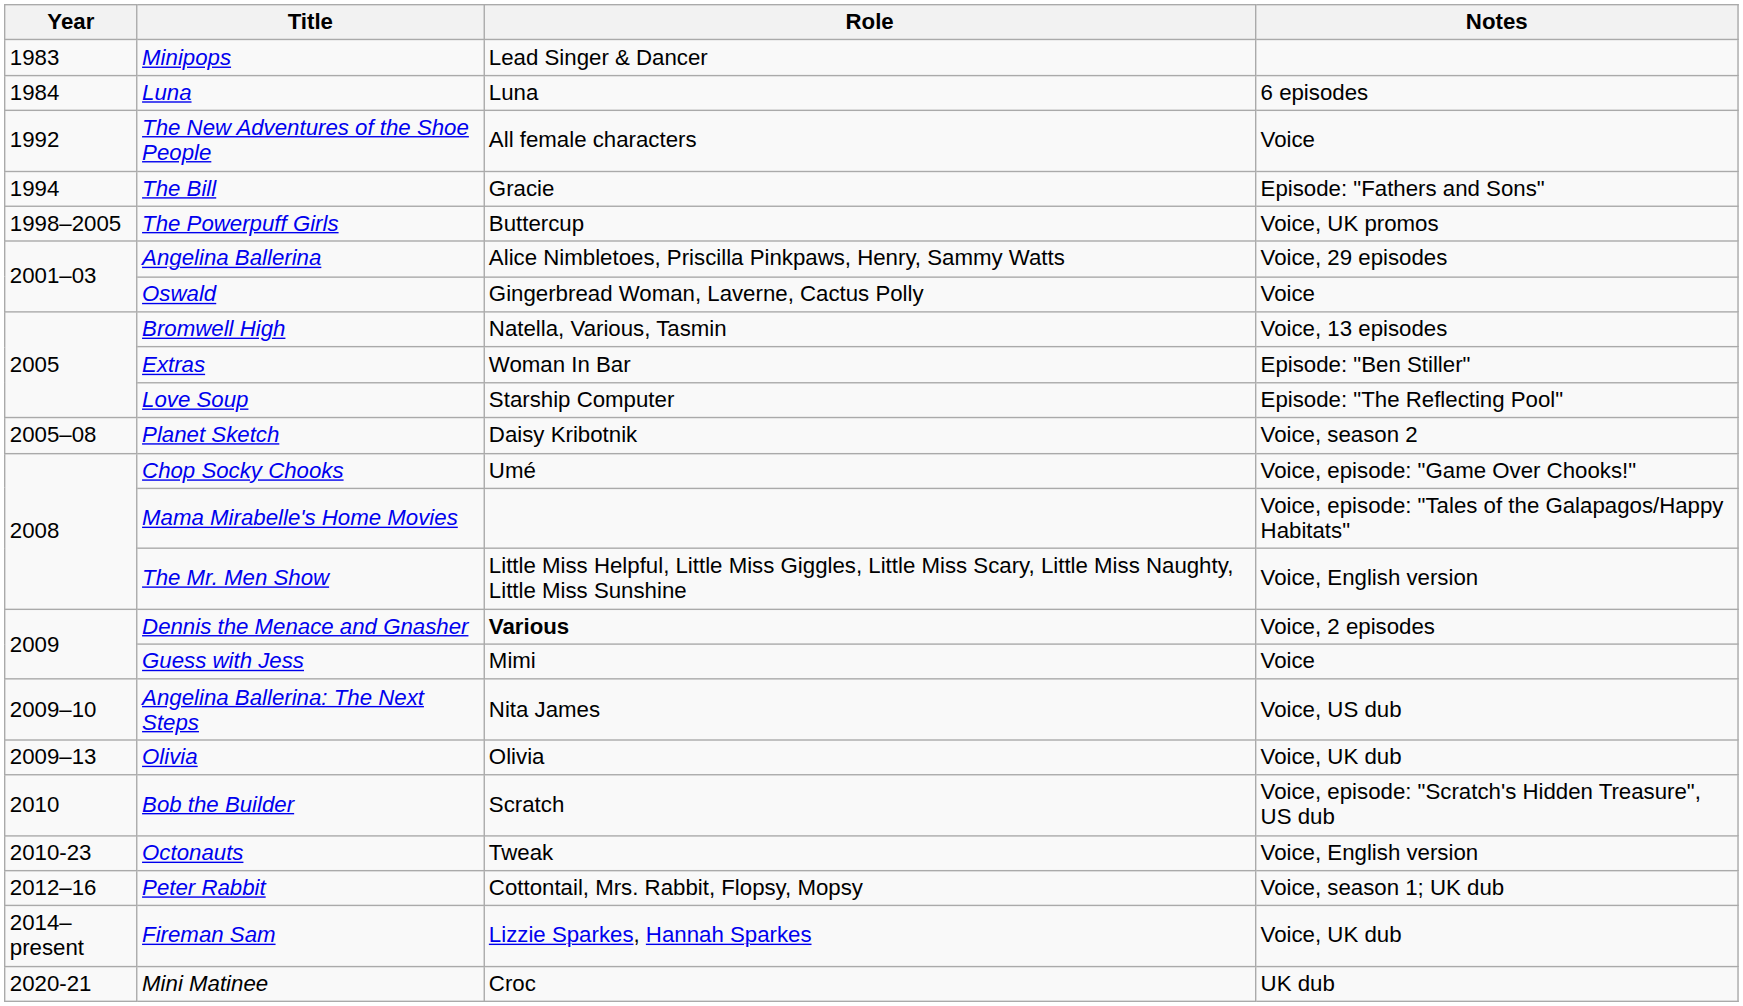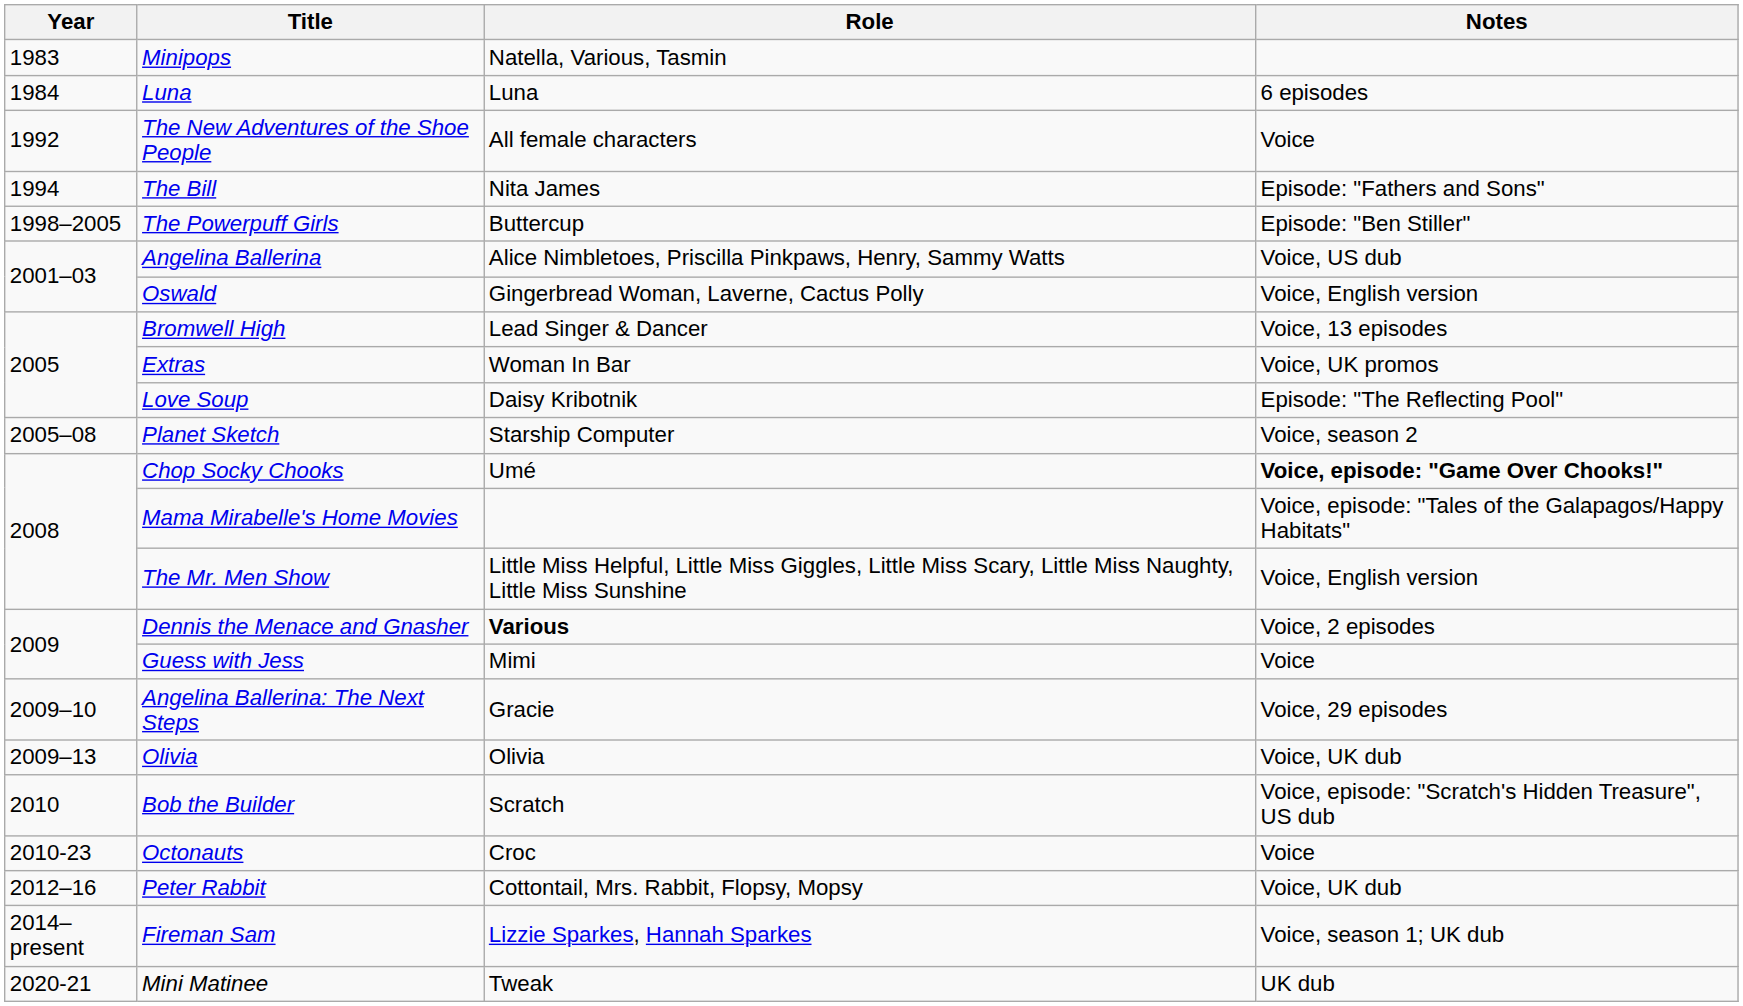(598, 57) Lead Singer & Dancer -> (608, 57) Natella, Various, Tasmin
(522, 188) Gracie -> (544, 188) Nita James
(1350, 223) Voice, UK promos -> (1366, 223) Episode: "Ben Stiller"
(1354, 258) Voice, 29 episodes -> (1331, 258) Voice, US dub
(1288, 294) Voice -> (1369, 294) Voice, English version
(608, 329) Natella, Various, Tasmin -> (598, 329) Lead Singer & Dancer
(1366, 364) Episode: "Ben Stiller" -> (1350, 364) Voice, UK promos
(582, 399) Starship Computer -> (563, 399) Daisy Kribotnik
(563, 435) Daisy Kribotnik -> (582, 435) Starship Computer
(1448, 470) normal -> (1462, 470) bold
(544, 709) Nita James -> (522, 709) Gracie
(1331, 709) Voice, US dub -> (1354, 709) Voice, 29 episodes
(521, 852) Tweak -> (512, 852) Croc
(1369, 852) Voice, English version -> (1288, 852) Voice
(1382, 887) Voice, season 1; UK dub -> (1331, 887) Voice, UK dub
(1331, 935) Voice, UK dub -> (1382, 935) Voice, season 1; UK dub
(512, 983) Croc -> (521, 983) Tweak
